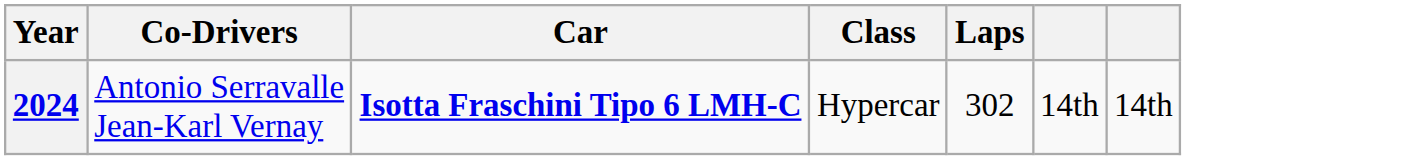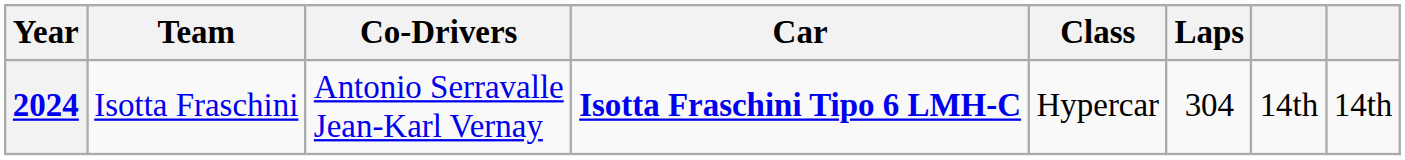+ column: (196, 32)
(990, 105) 302 -> (1209, 105) 304
